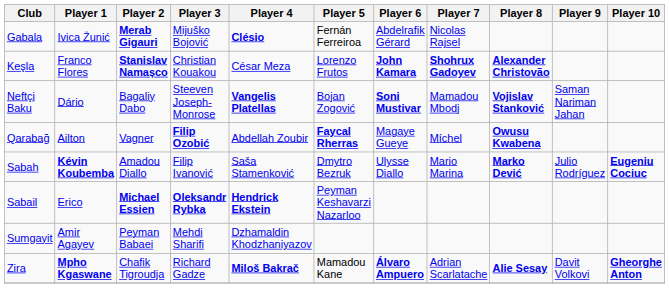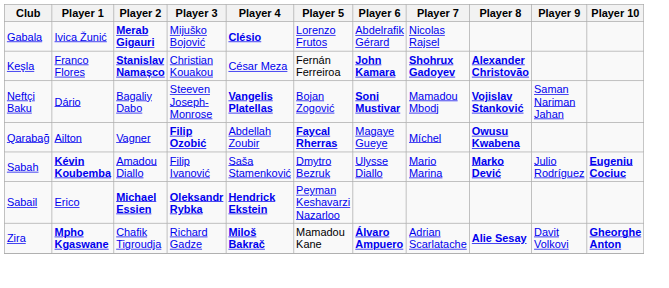(339, 37) Fernán Ferreiroa -> (316, 37) Lorenzo Frutos
(337, 66) Lorenzo Frutos -> (318, 66) Fernán Ferreiroa
- row: (30, 239)
